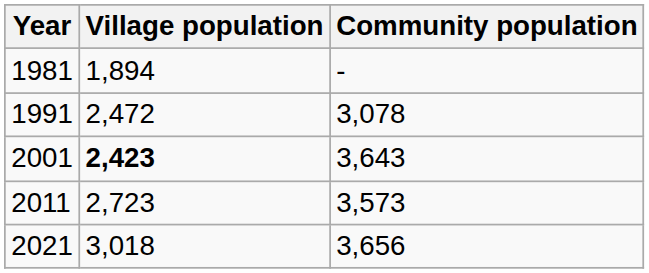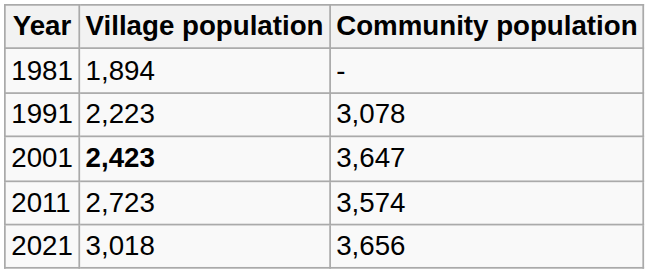(120, 114) 2,472 -> (120, 114) 2,223
(371, 158) 3,643 -> (371, 158) 3,647
(371, 202) 3,573 -> (371, 202) 3,574
